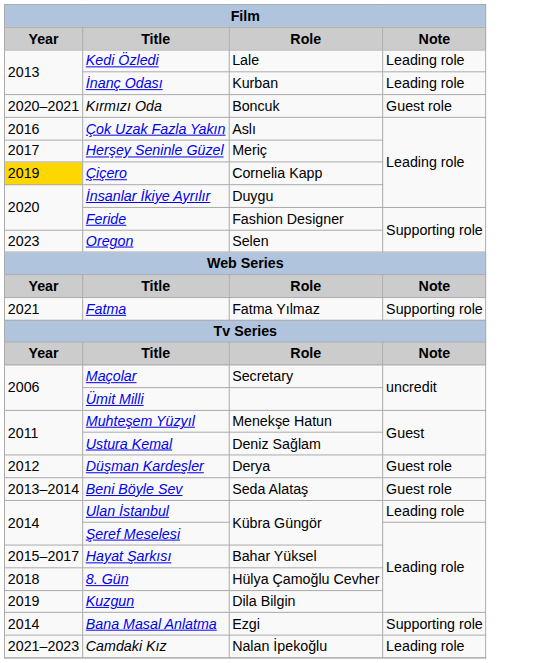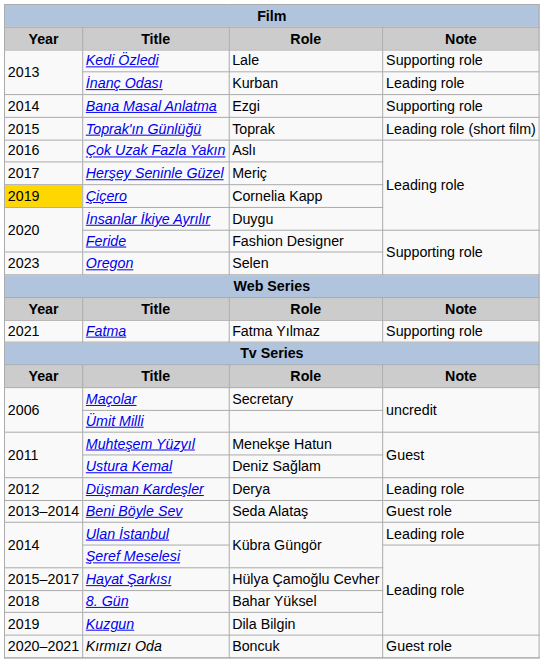(425, 61) Leading role -> (434, 61) Supporting role
rows swapped: (151, 624) <-> (124, 106)
+ row: (144, 129)
(419, 467) Guest role -> (425, 489) Leading role
(274, 557) Bahar Yüksel -> (306, 579) Hülya Çamoğlu Cevher
(306, 579) Hülya Çamoğlu Cevher -> (274, 602) Bahar Yüksel
- row: (126, 647)
